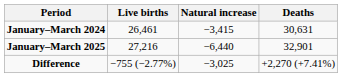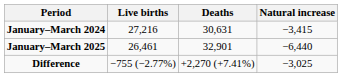columns swapped: (298, 13) <-> (219, 13)
(143, 30) 26,461 -> (143, 30) 27,216
(143, 47) 27,216 -> (143, 47) 26,461
